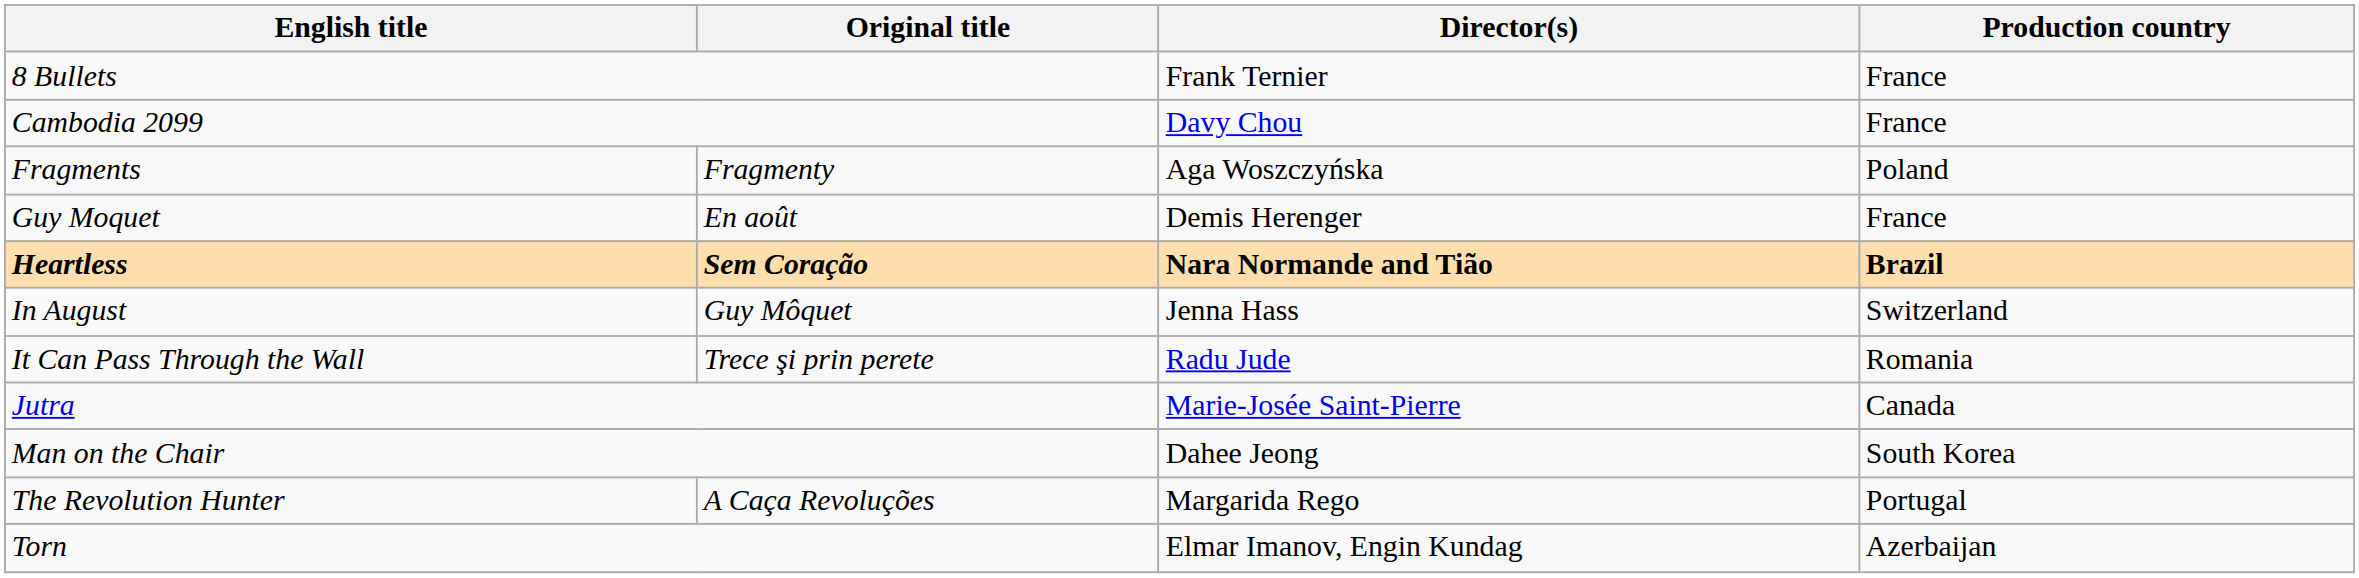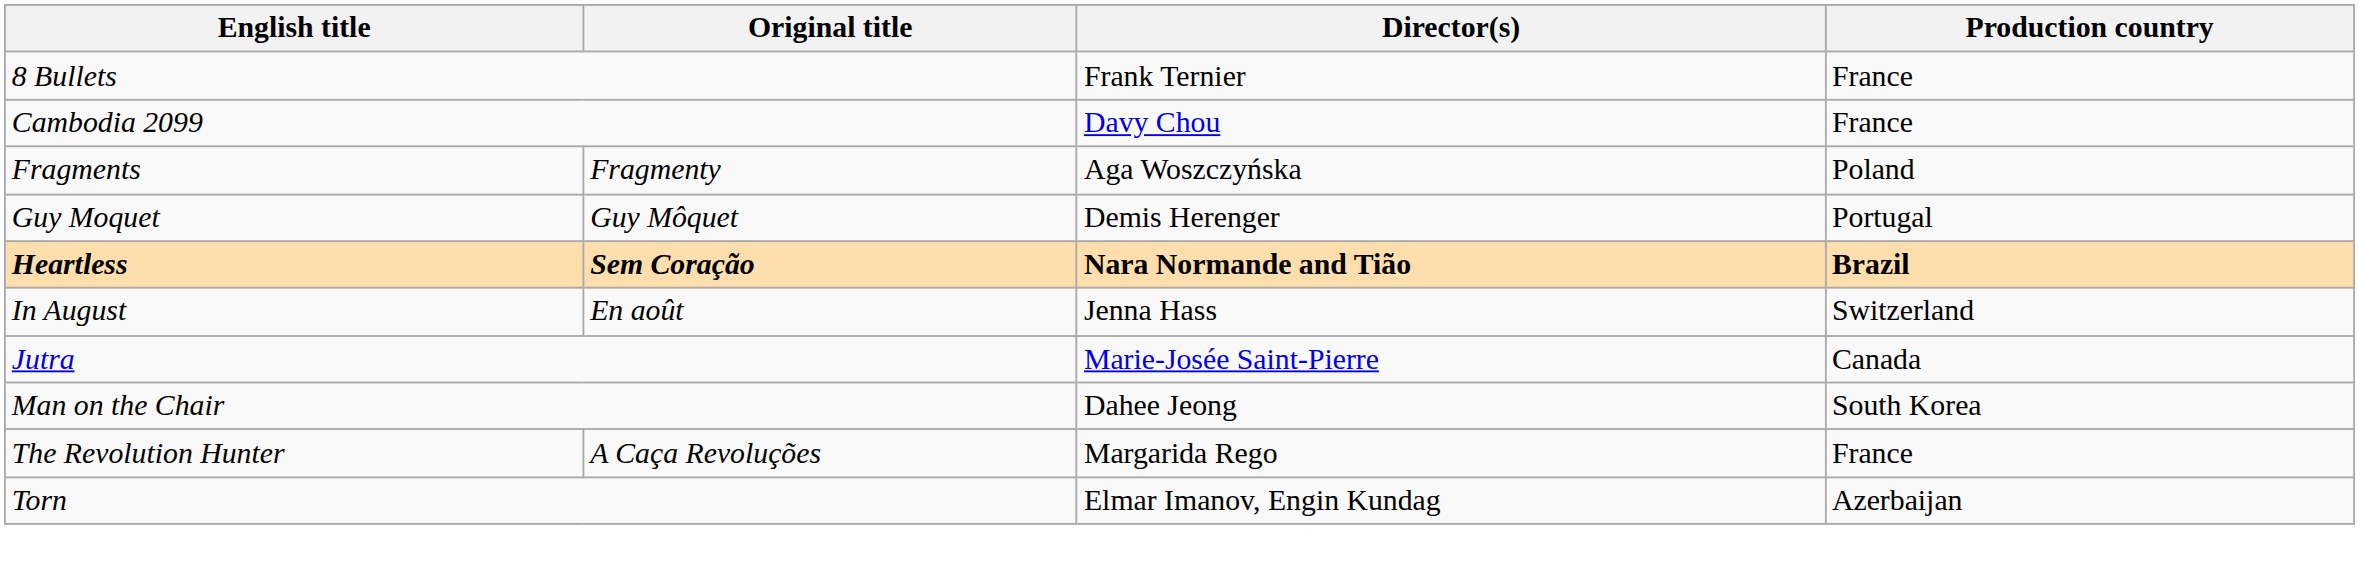(750, 216) En août -> (664, 216) Guy Môquet
(1906, 216) France -> (1882, 216) Portugal
(778, 311) Guy Môquet -> (637, 311) En août
- row: (188, 358)
(1916, 500) Portugal -> (1872, 452) France
